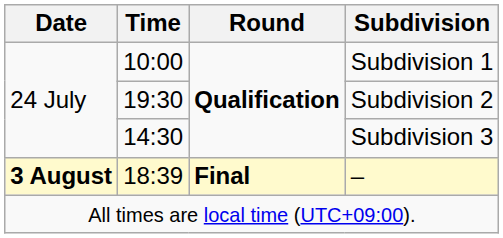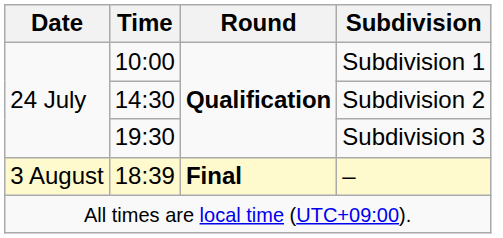(153, 99) 19:30 -> (145, 99) 14:30
(153, 137) 14:30 -> (145, 137) 19:30
(61, 175) bold -> (57, 175) normal
